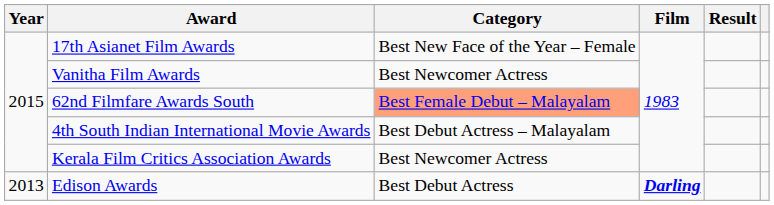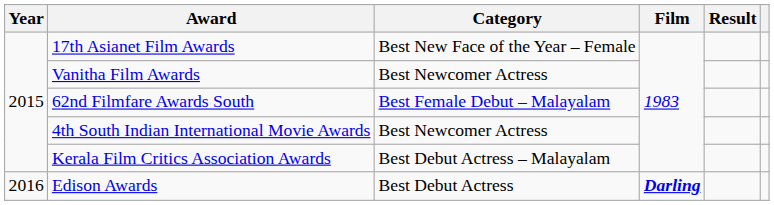(494, 102) lightsalmon background -> (494, 102) no background
(494, 130) Best Debut Actress – Malayalam -> (463, 130) Best Newcomer Actress
(463, 158) Best Newcomer Actress -> (494, 158) Best Debut Actress – Malayalam
(26, 185) 2013 -> (26, 185) 2016
